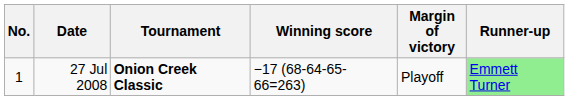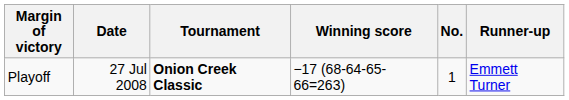columns swapped: (19, 31) <-> (432, 31)
(494, 77) lightgreen background -> (494, 77) no background
